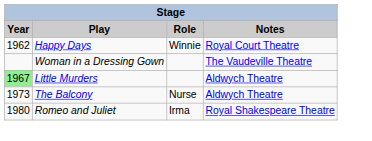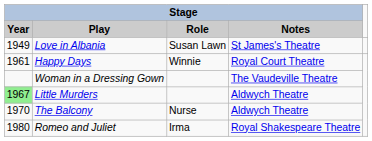+ row: (70, 45)
(18, 45) 1962 -> (18, 62) 1961
(18, 95) 1973 -> (18, 111) 1970
